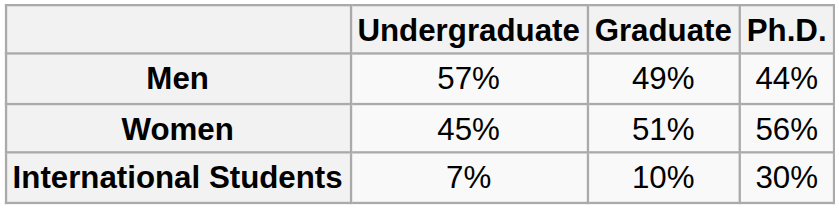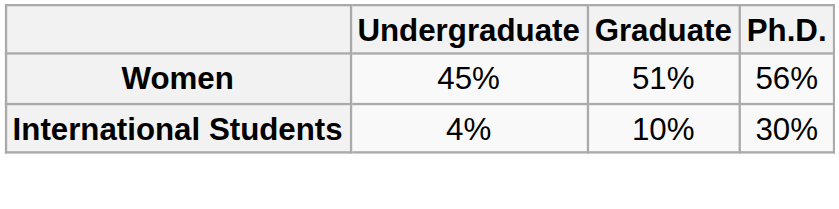- row: (178, 79)
(469, 178) 7% -> (469, 128) 4%
